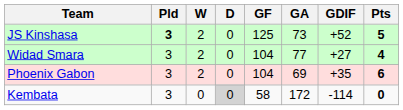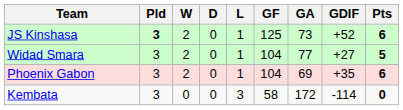+ column: (240, 14)
(381, 34) 5 -> (382, 34) 6
(381, 54) 4 -> (382, 54) 5
(230, 94) lightgrey background -> (213, 94) no background
